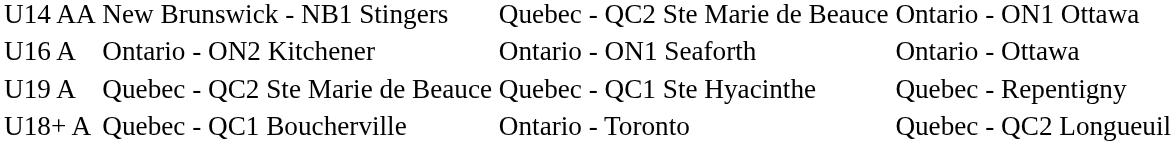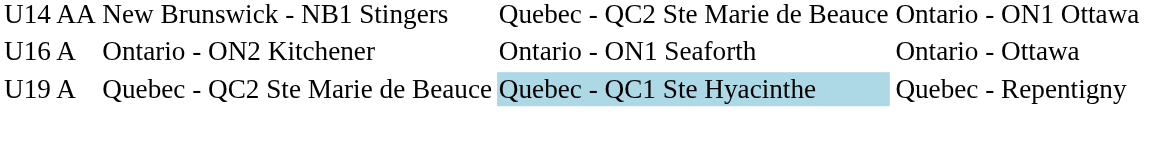(657, 88) no background -> (657, 88) lightblue background
- row: (48, 126)
